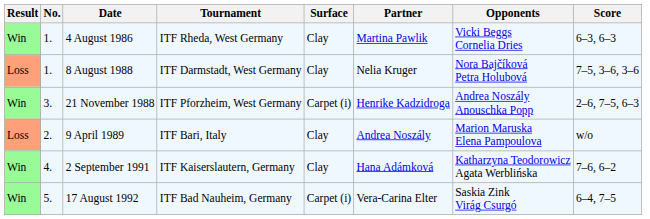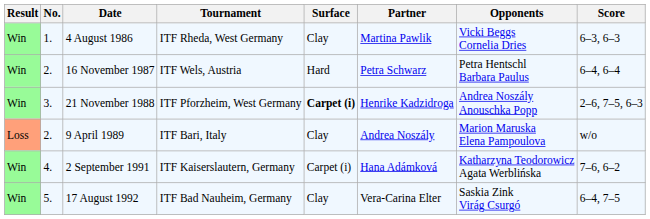+ row: (110, 70)
- row: (99, 70)
(329, 102) normal -> (331, 102) bold
(318, 166) Clay -> (329, 166) Carpet (i)
(329, 198) Carpet (i) -> (318, 198) Clay
